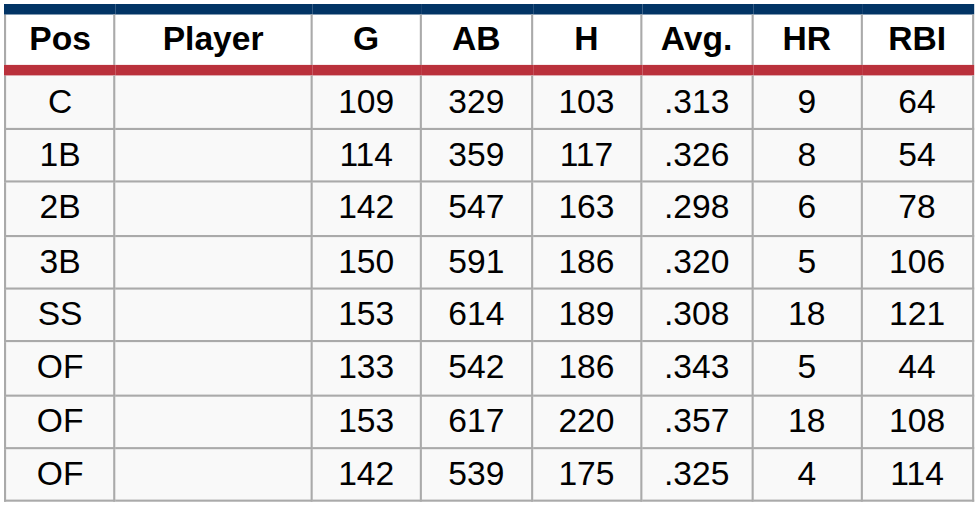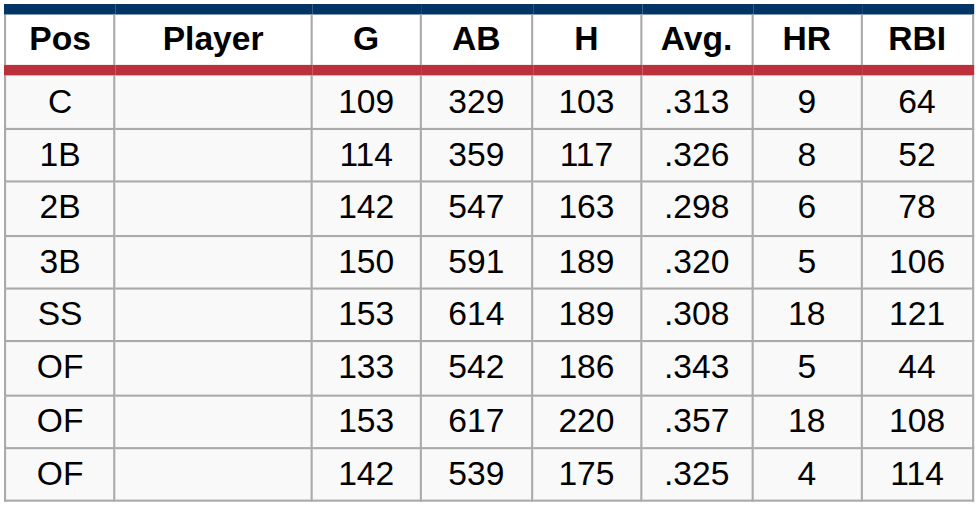(917, 154) 54 -> (917, 154) 52
(586, 261) 186 -> (586, 261) 189
